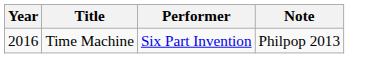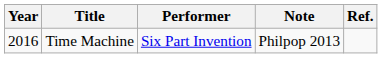+ column: (360, 16)
